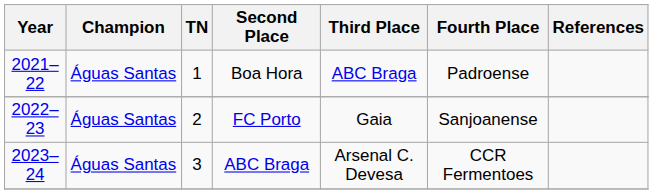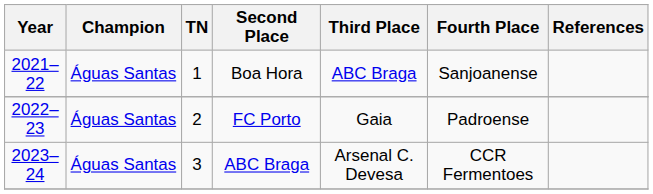(488, 73) Padroense -> (488, 73) Sanjoanense
(488, 119) Sanjoanense -> (488, 119) Padroense
